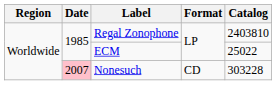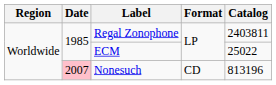(248, 32) 2403810 -> (248, 32) 2403811
(245, 70) 303228 -> (245, 70) 813196
